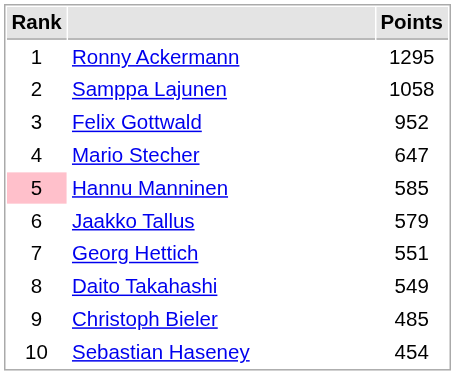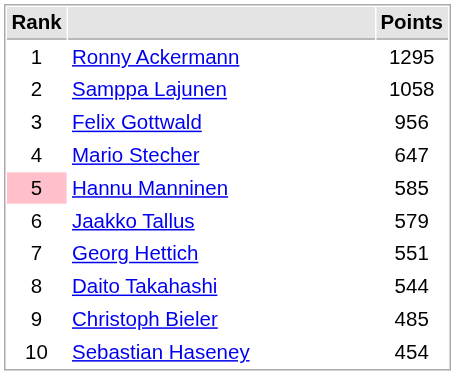(412, 122) 952 -> (412, 122) 956
(412, 286) 549 -> (412, 286) 544
